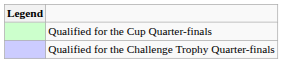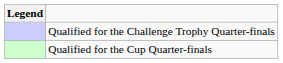rows swapped: (130, 31) <-> (161, 49)
